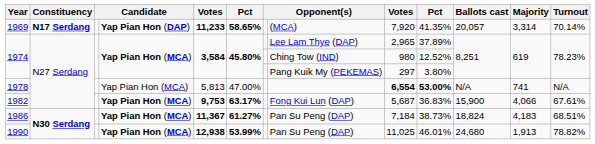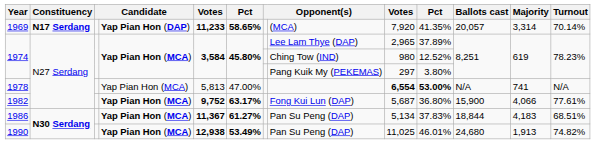(213, 101) 9,753 -> (213, 101) 9,752
(435, 101) 36.83% -> (435, 101) 36.80%
(569, 101) 67.61% -> (569, 101) 77.61%
(403, 116) 7,184 -> (403, 116) 5,134
(435, 116) 38.73% -> (435, 116) 37.83%
(470, 116) 18,824 -> (470, 116) 18,844
(245, 131) 53.99% -> (245, 131) 53.49%
(569, 131) 78.82% -> (569, 131) 74.82%
